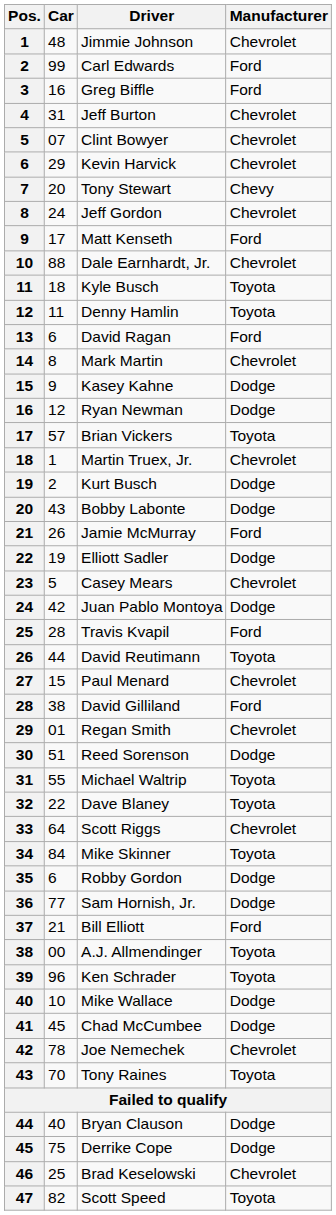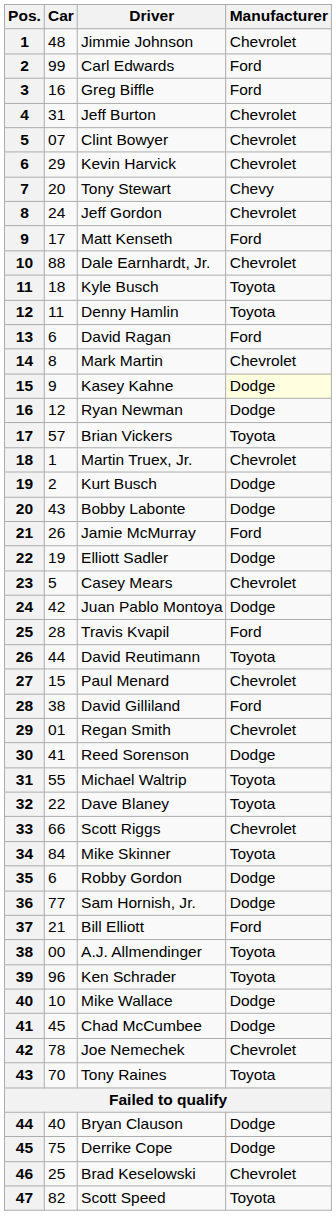(253, 386) no background -> (253, 386) lightyellow background
(57, 755) 51 -> (57, 755) 41
(57, 829) 64 -> (57, 829) 66
